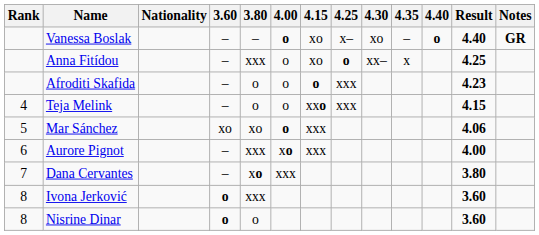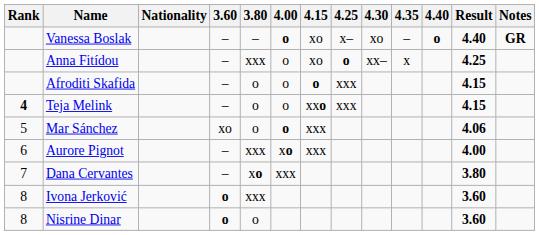(474, 83) 4.23 -> (474, 83) 4.15
(24, 106) normal -> (24, 106) bold
(255, 128) xo -> (255, 128) o
